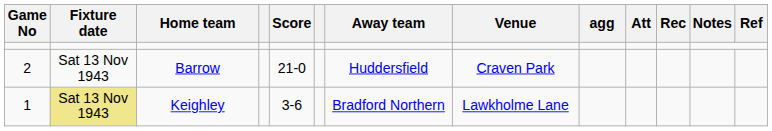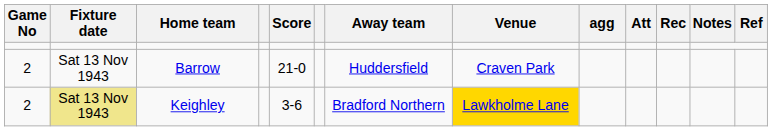(27, 106) 1 -> (27, 106) 2
(516, 106) no background -> (516, 106) gold background
